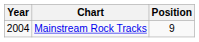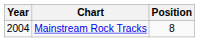(172, 28) 9 -> (172, 28) 8
